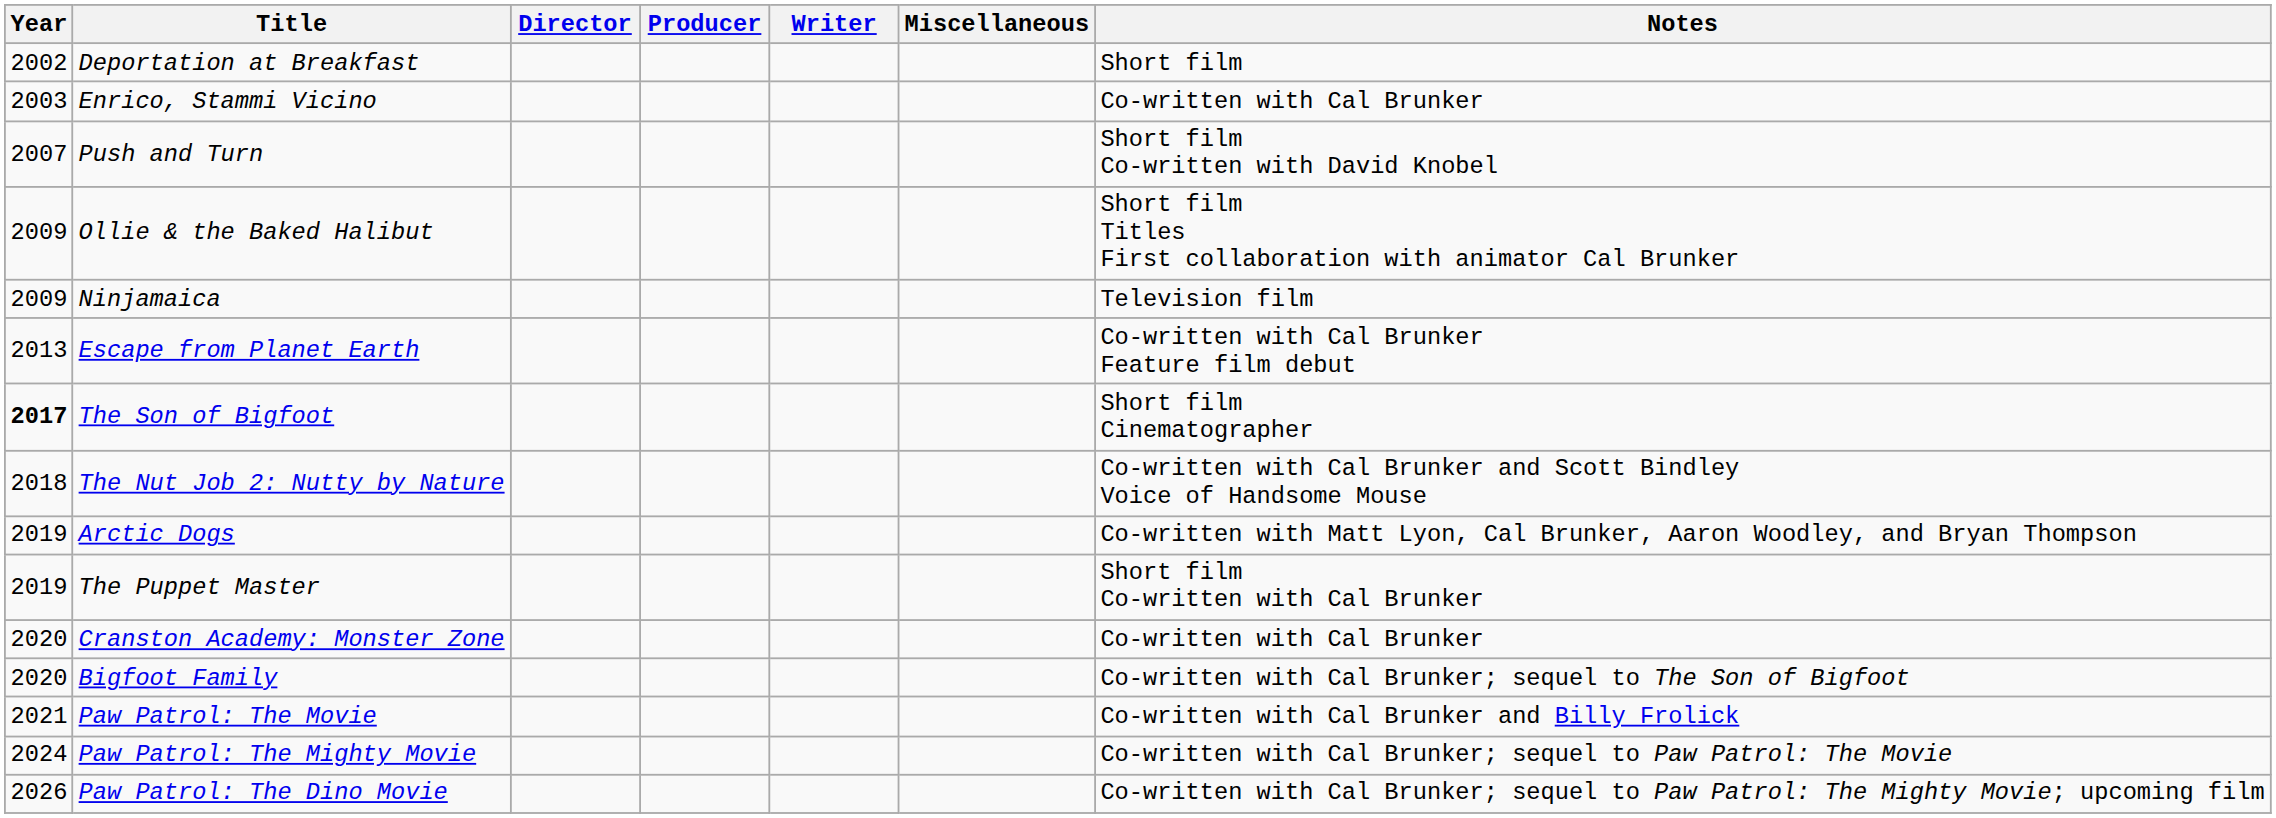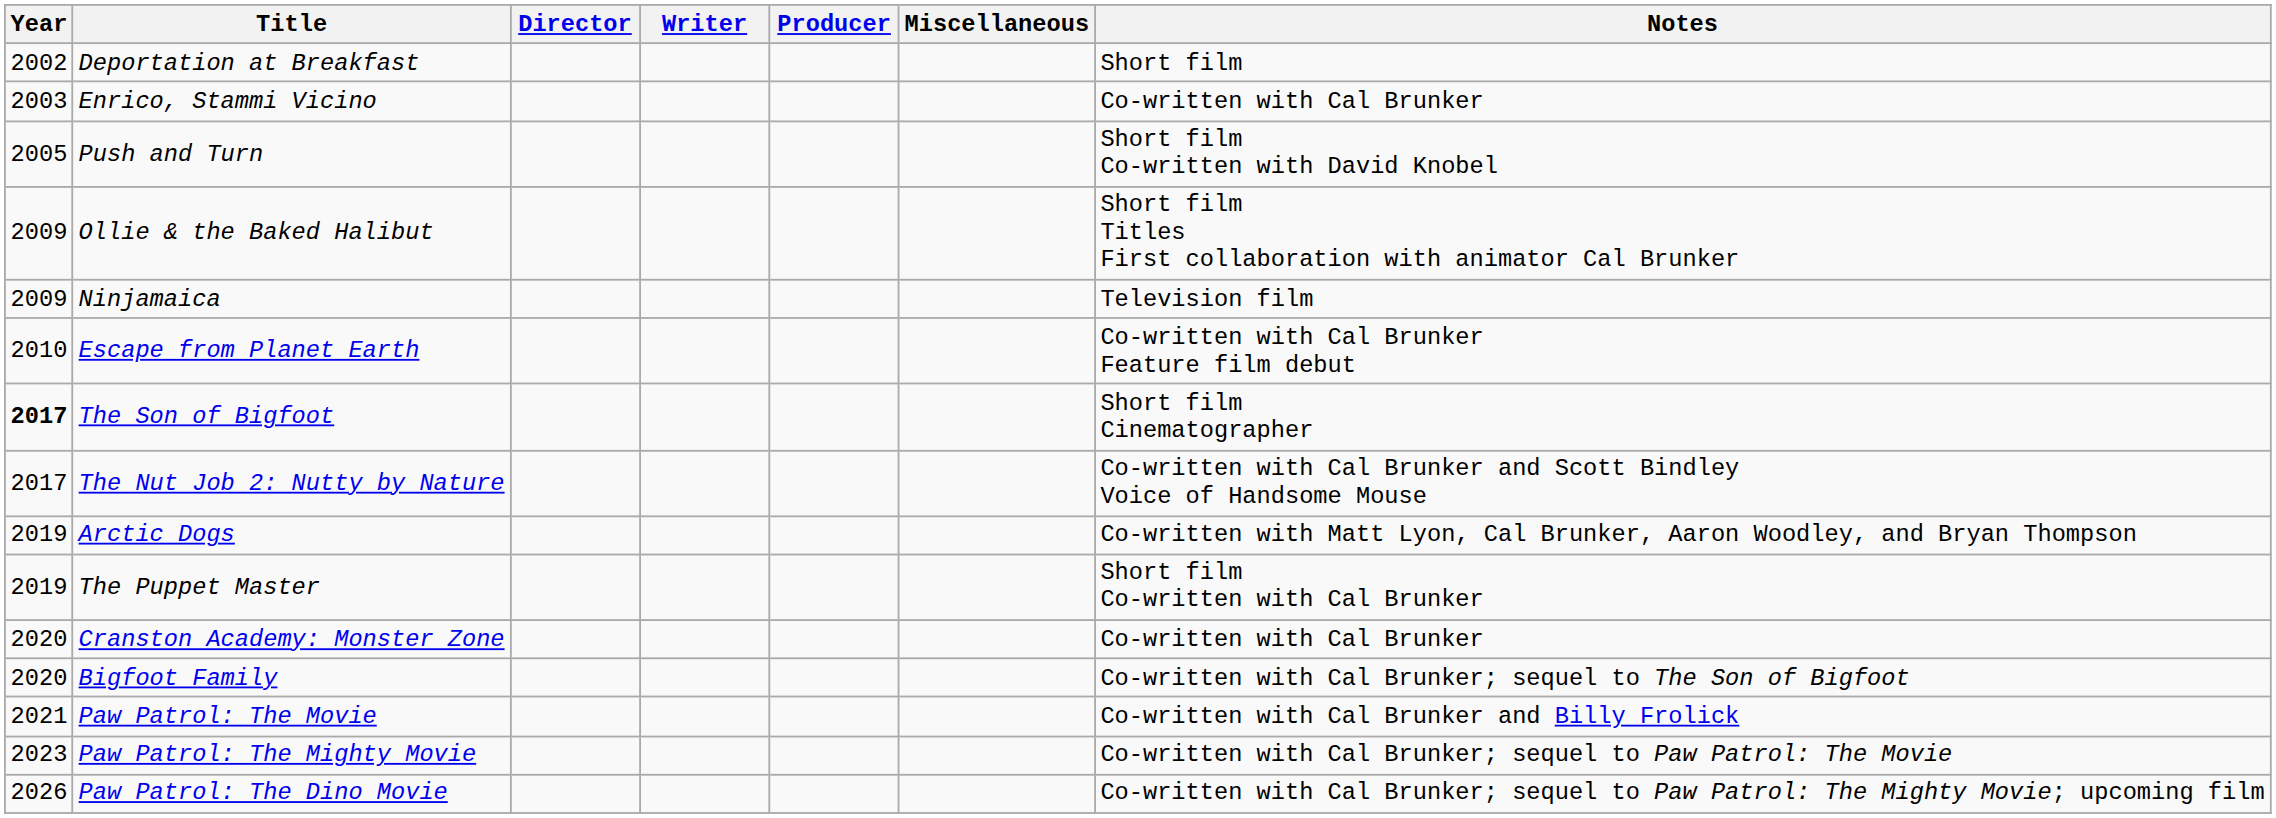columns swapped: (834, 24) <-> (705, 24)
(39, 154) 2007 -> (39, 154) 2005
(39, 351) 2013 -> (39, 351) 2010
(39, 483) 2018 -> (39, 483) 2017
(39, 755) 2024 -> (39, 755) 2023
